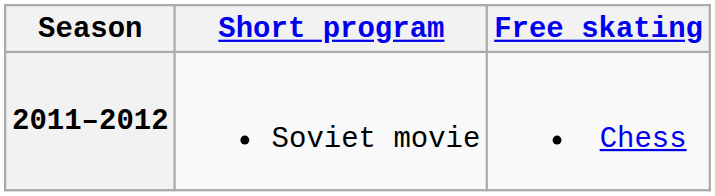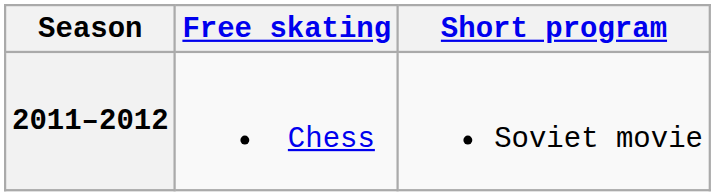columns swapped: (331, 29) <-> (599, 29)
